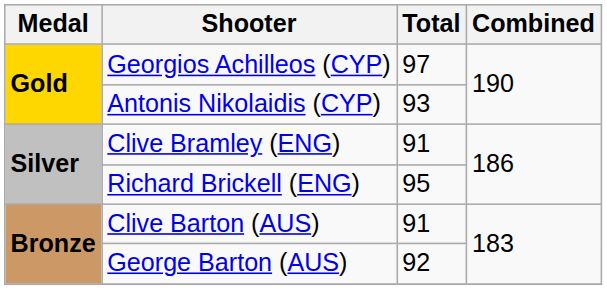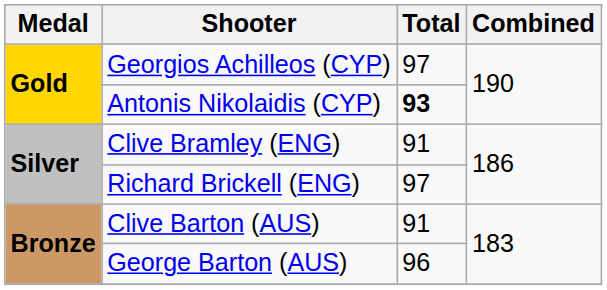(416, 104) normal -> (416, 104) bold
(416, 183) 95 -> (416, 183) 97
(416, 263) 92 -> (416, 263) 96
